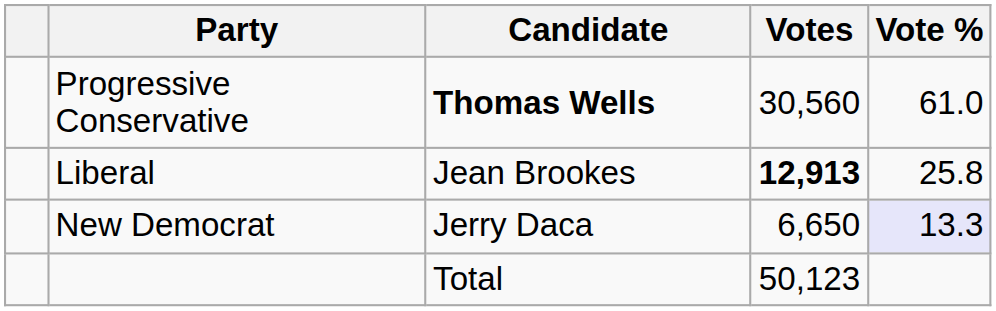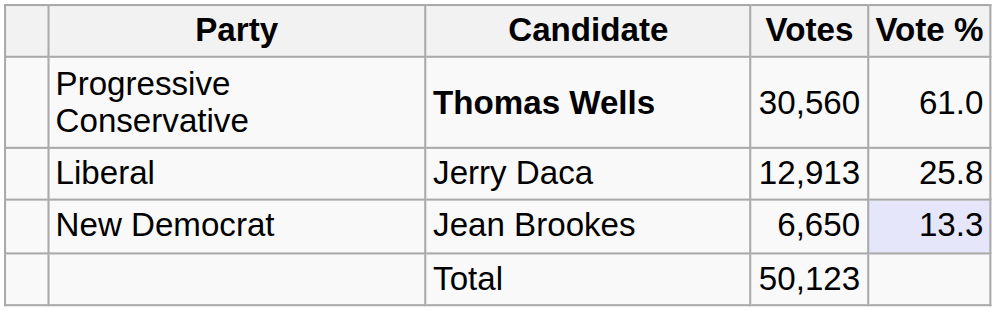(534, 173) Jean Brookes -> (513, 173) Jerry Daca
(809, 173) bold -> (809, 173) normal
(513, 225) Jerry Daca -> (534, 225) Jean Brookes
